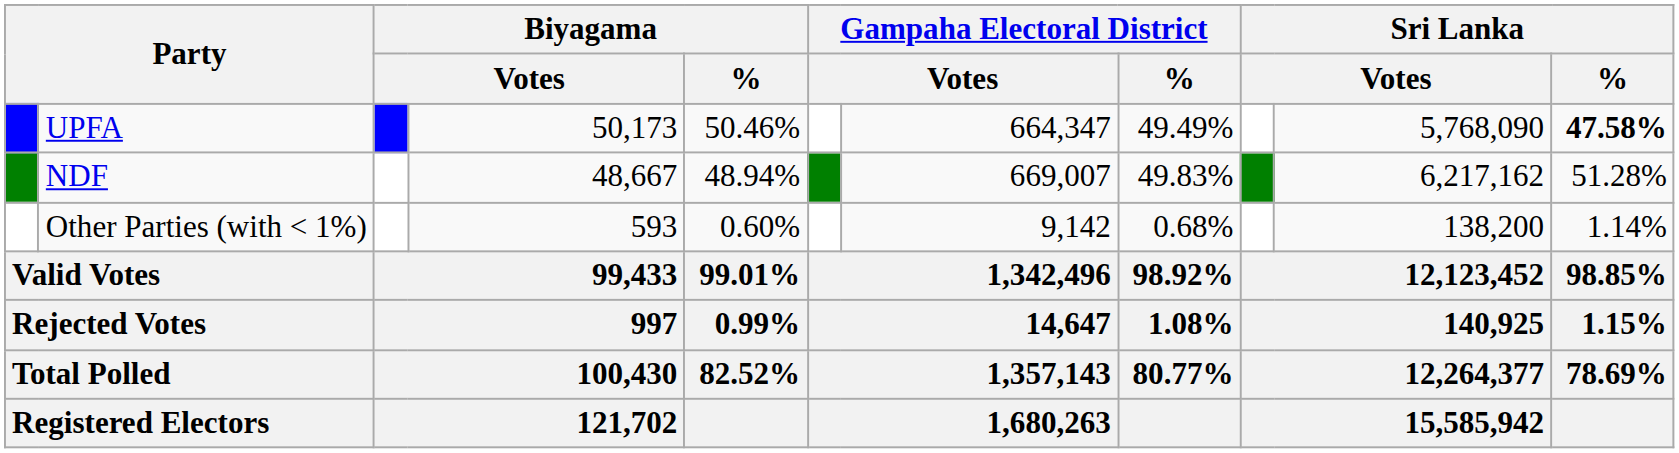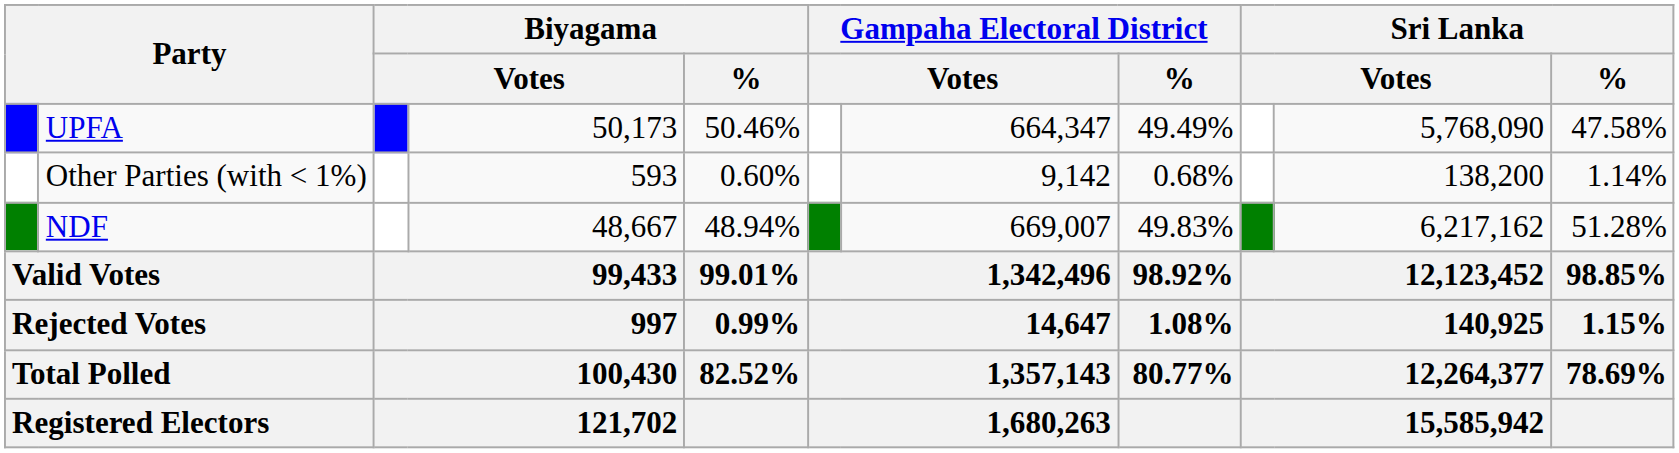(1616, 127) bold -> (1619, 127) normal
rows swapped: (77, 176) <-> (206, 226)
